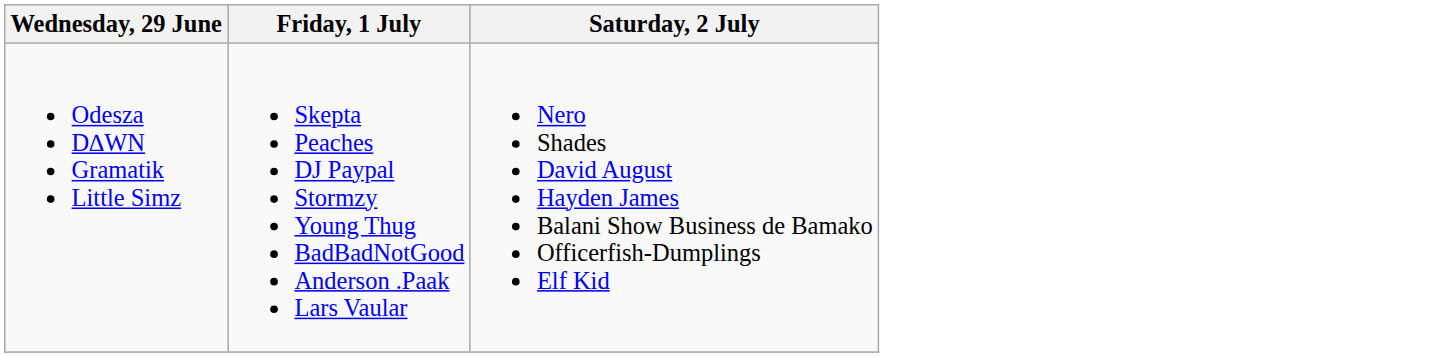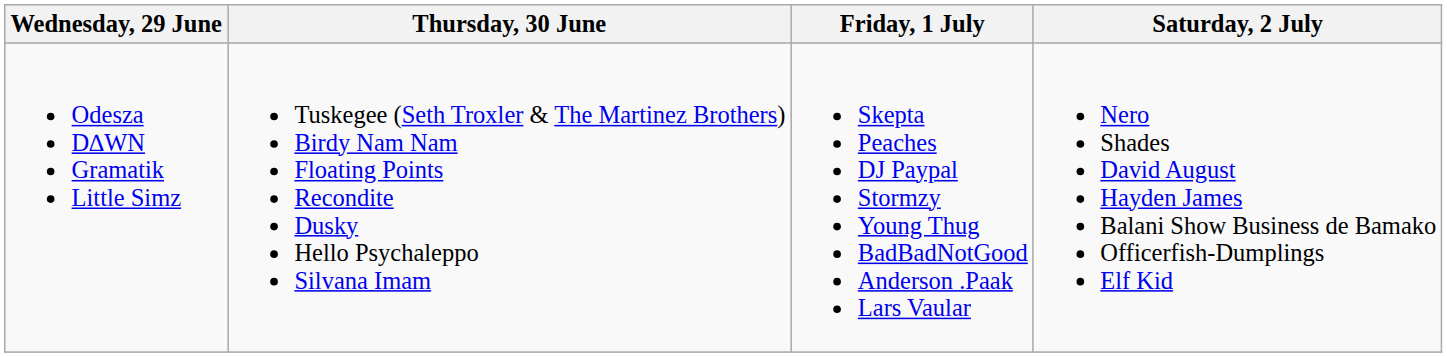+ column: (509, 23)
